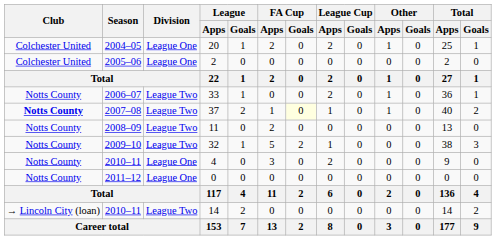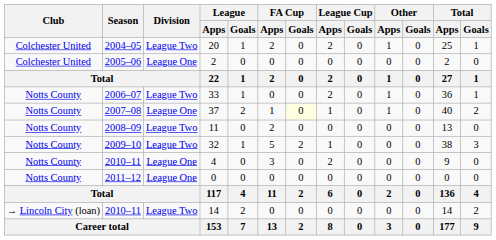(172, 45) League One -> (172, 45) League Two
(53, 111) bold -> (53, 111) normal
(172, 111) League Two -> (172, 111) League One
